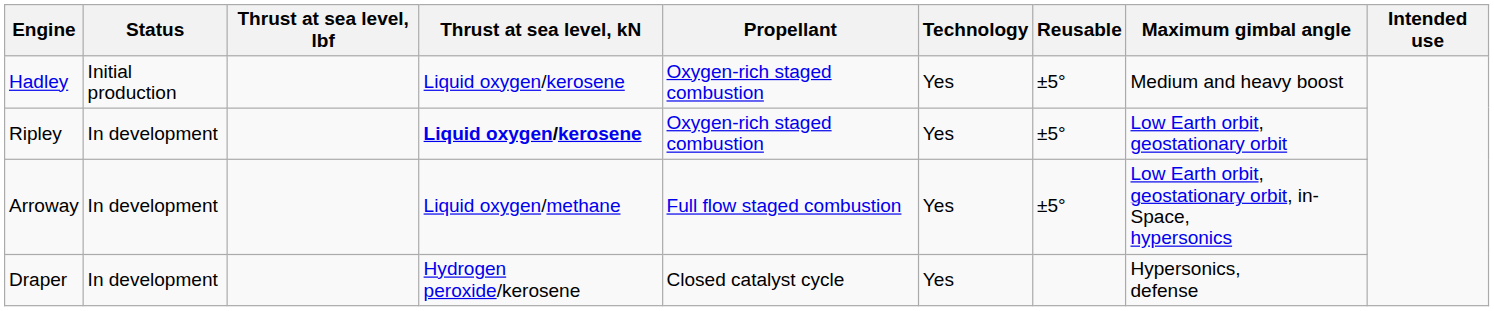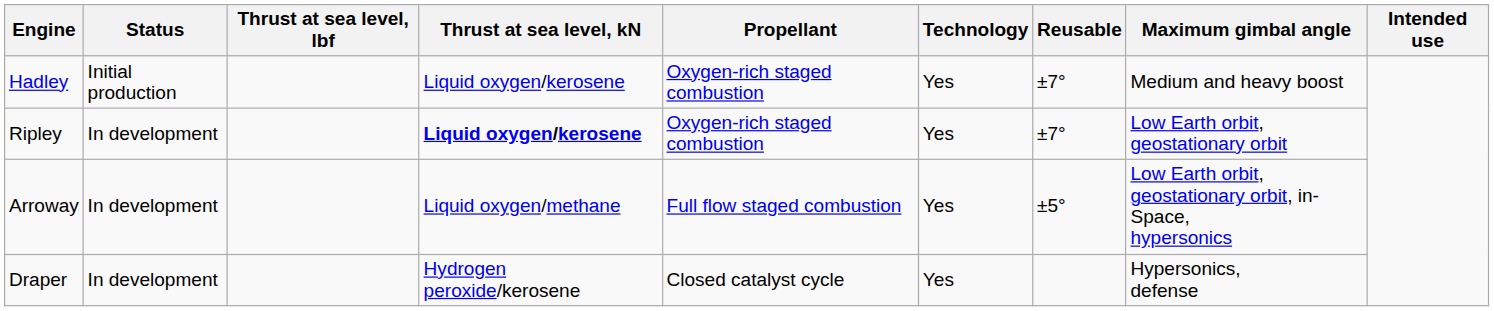(1051, 81) ±5° -> (1051, 81) ±7°
(1051, 133) ±5° -> (1051, 133) ±7°
